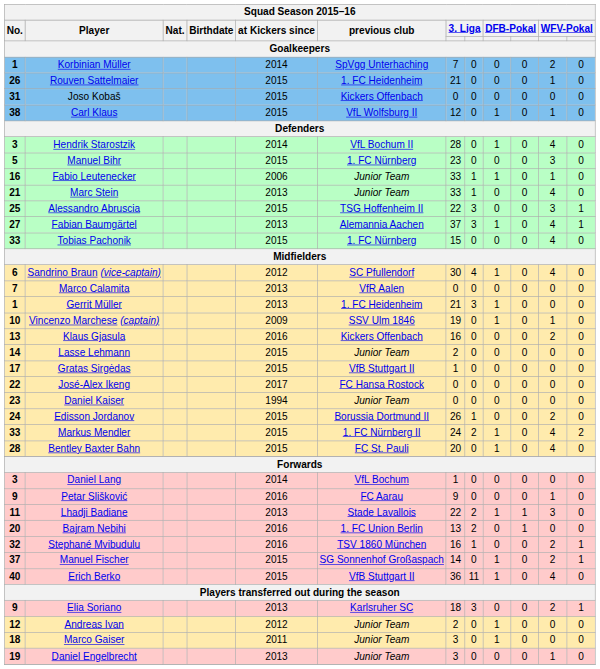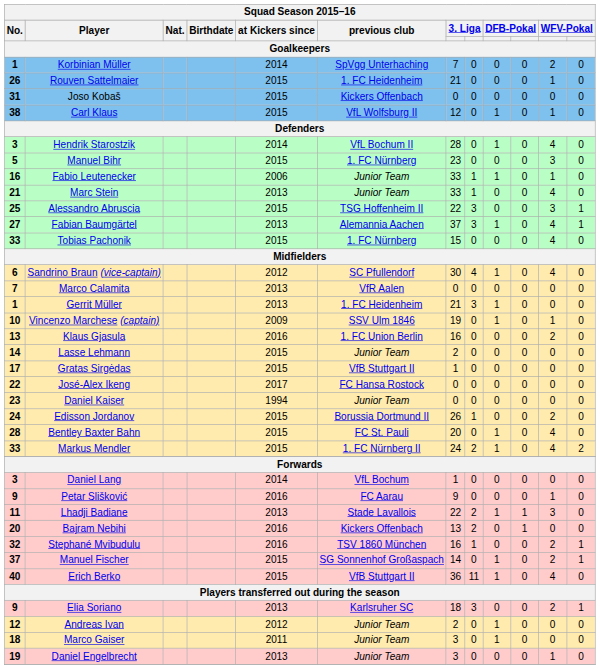(382, 336) Kickers Offenbach -> (382, 336) 1. FC Union Berlin
rows swapped: (94, 448) <-> (94, 432)
(382, 528) 1. FC Union Berlin -> (382, 528) Kickers Offenbach
